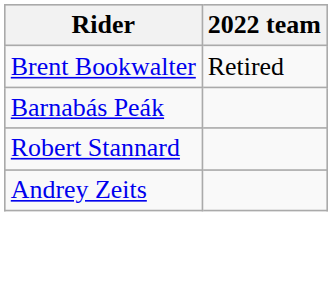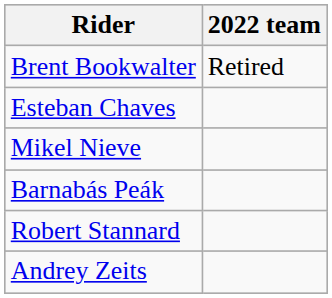+ row: (93, 107)
+ row: (76, 148)
